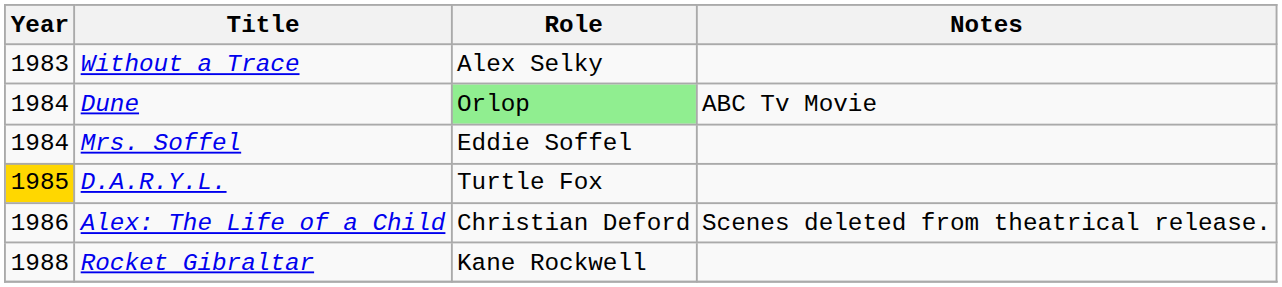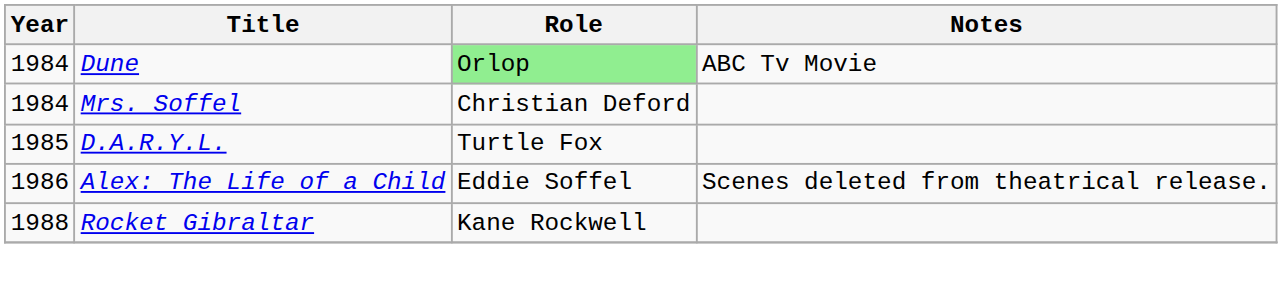- row: (190, 64)
(545, 144) Eddie Soffel -> (574, 104) Christian Deford
(40, 183) gold background -> (40, 144) no background
(574, 223) Christian Deford -> (545, 183) Eddie Soffel
